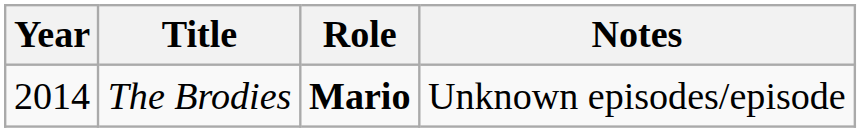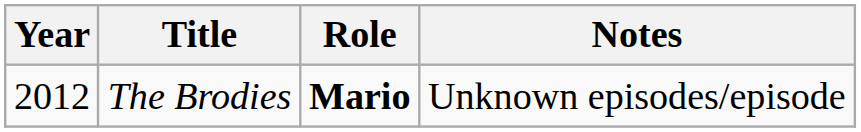(52, 95) 2014 -> (52, 95) 2012
